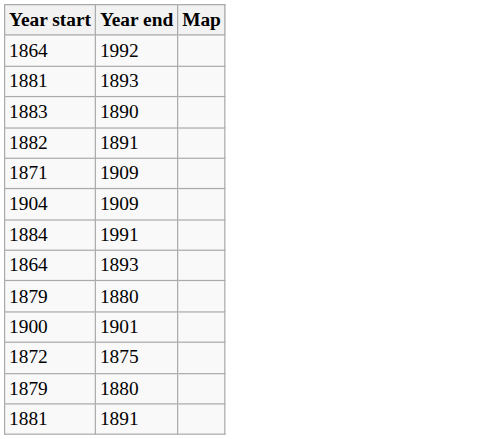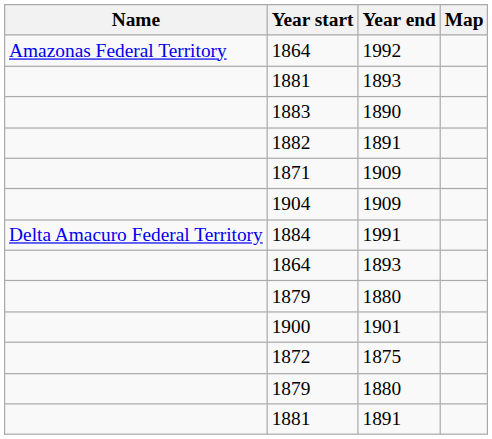+ column: (136, 19)
